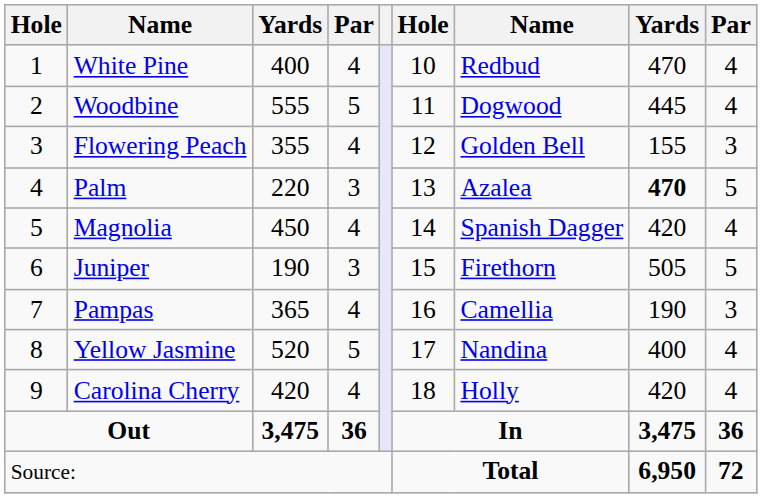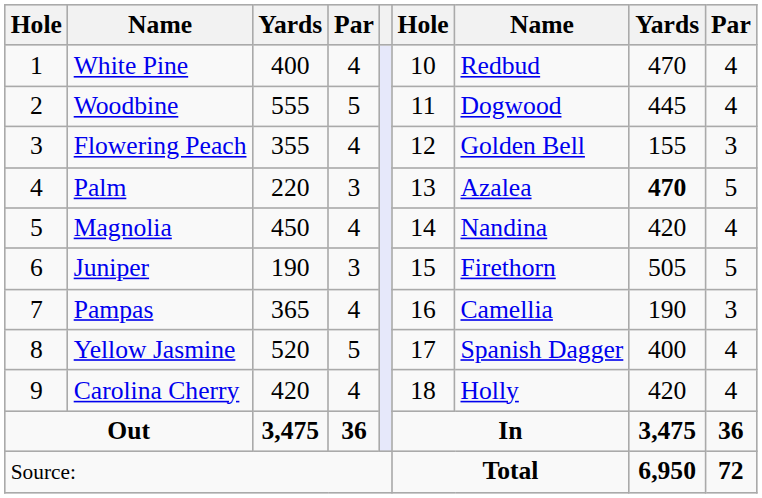(542, 227) Spanish Dagger -> (504, 227) Nandina
(504, 349) Nandina -> (542, 349) Spanish Dagger
